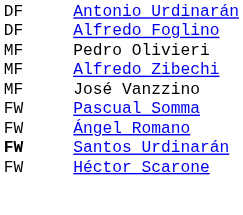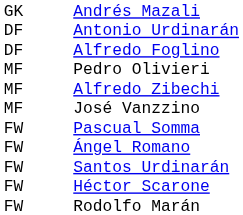+ row: (137, 12)
(14, 148) bold -> (14, 167) normal
+ row: (137, 206)
